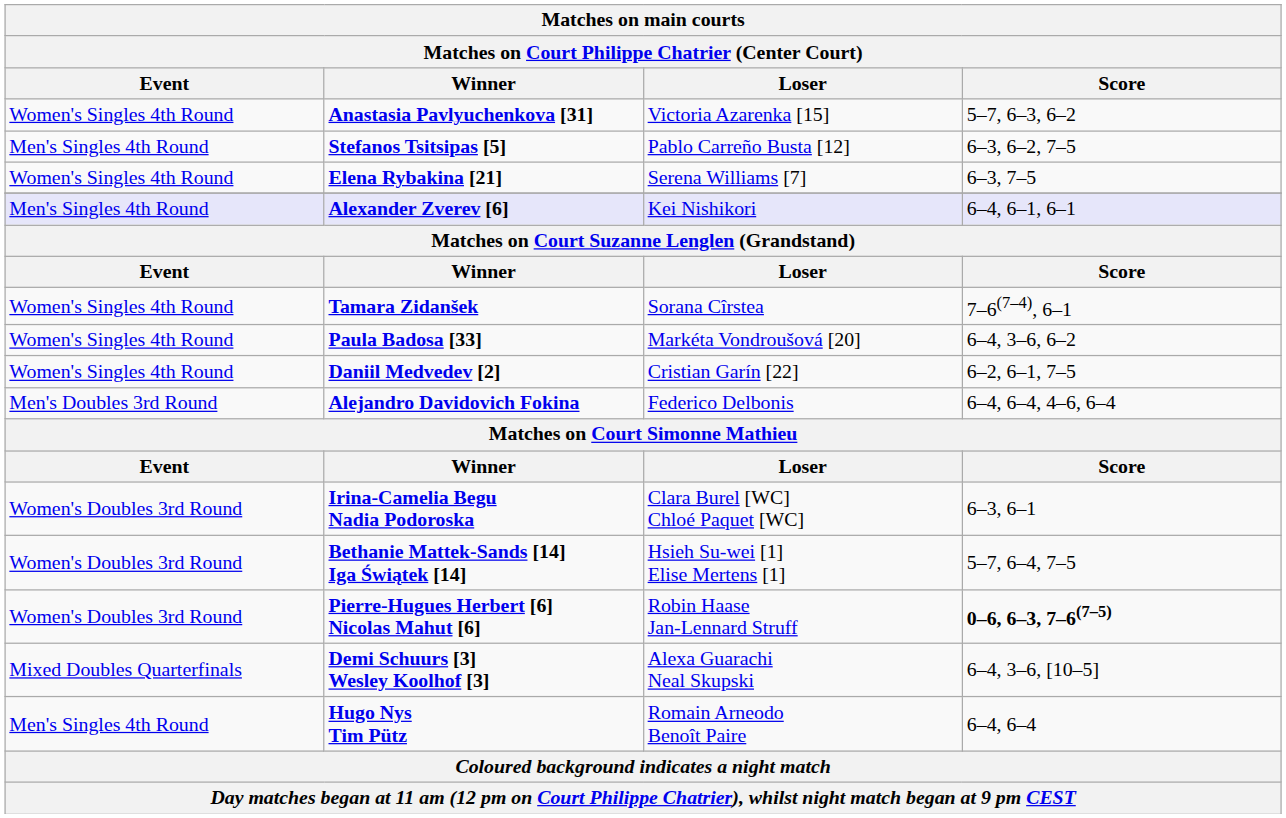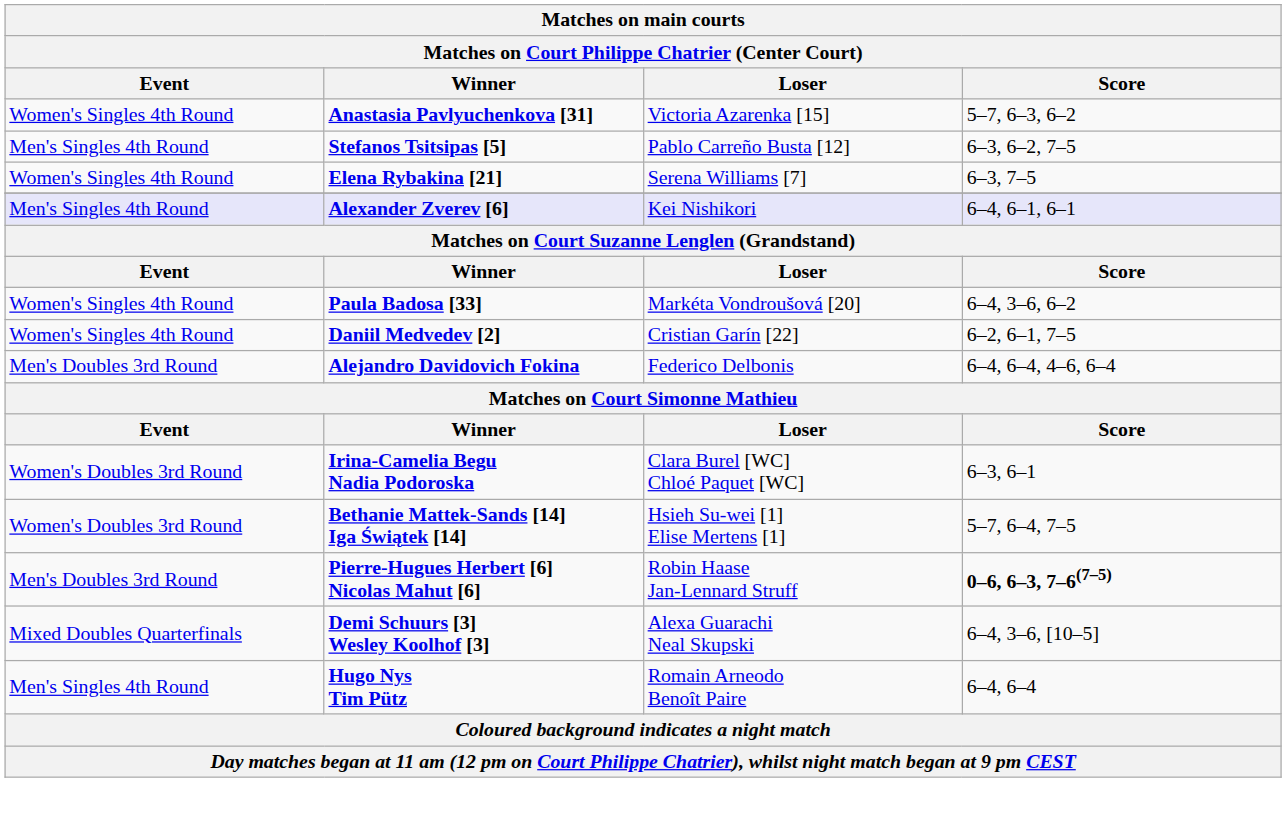- row: (403, 306)
(126, 616) Women's Doubles 3rd Round -> (113, 579) Men's Doubles 3rd Round
